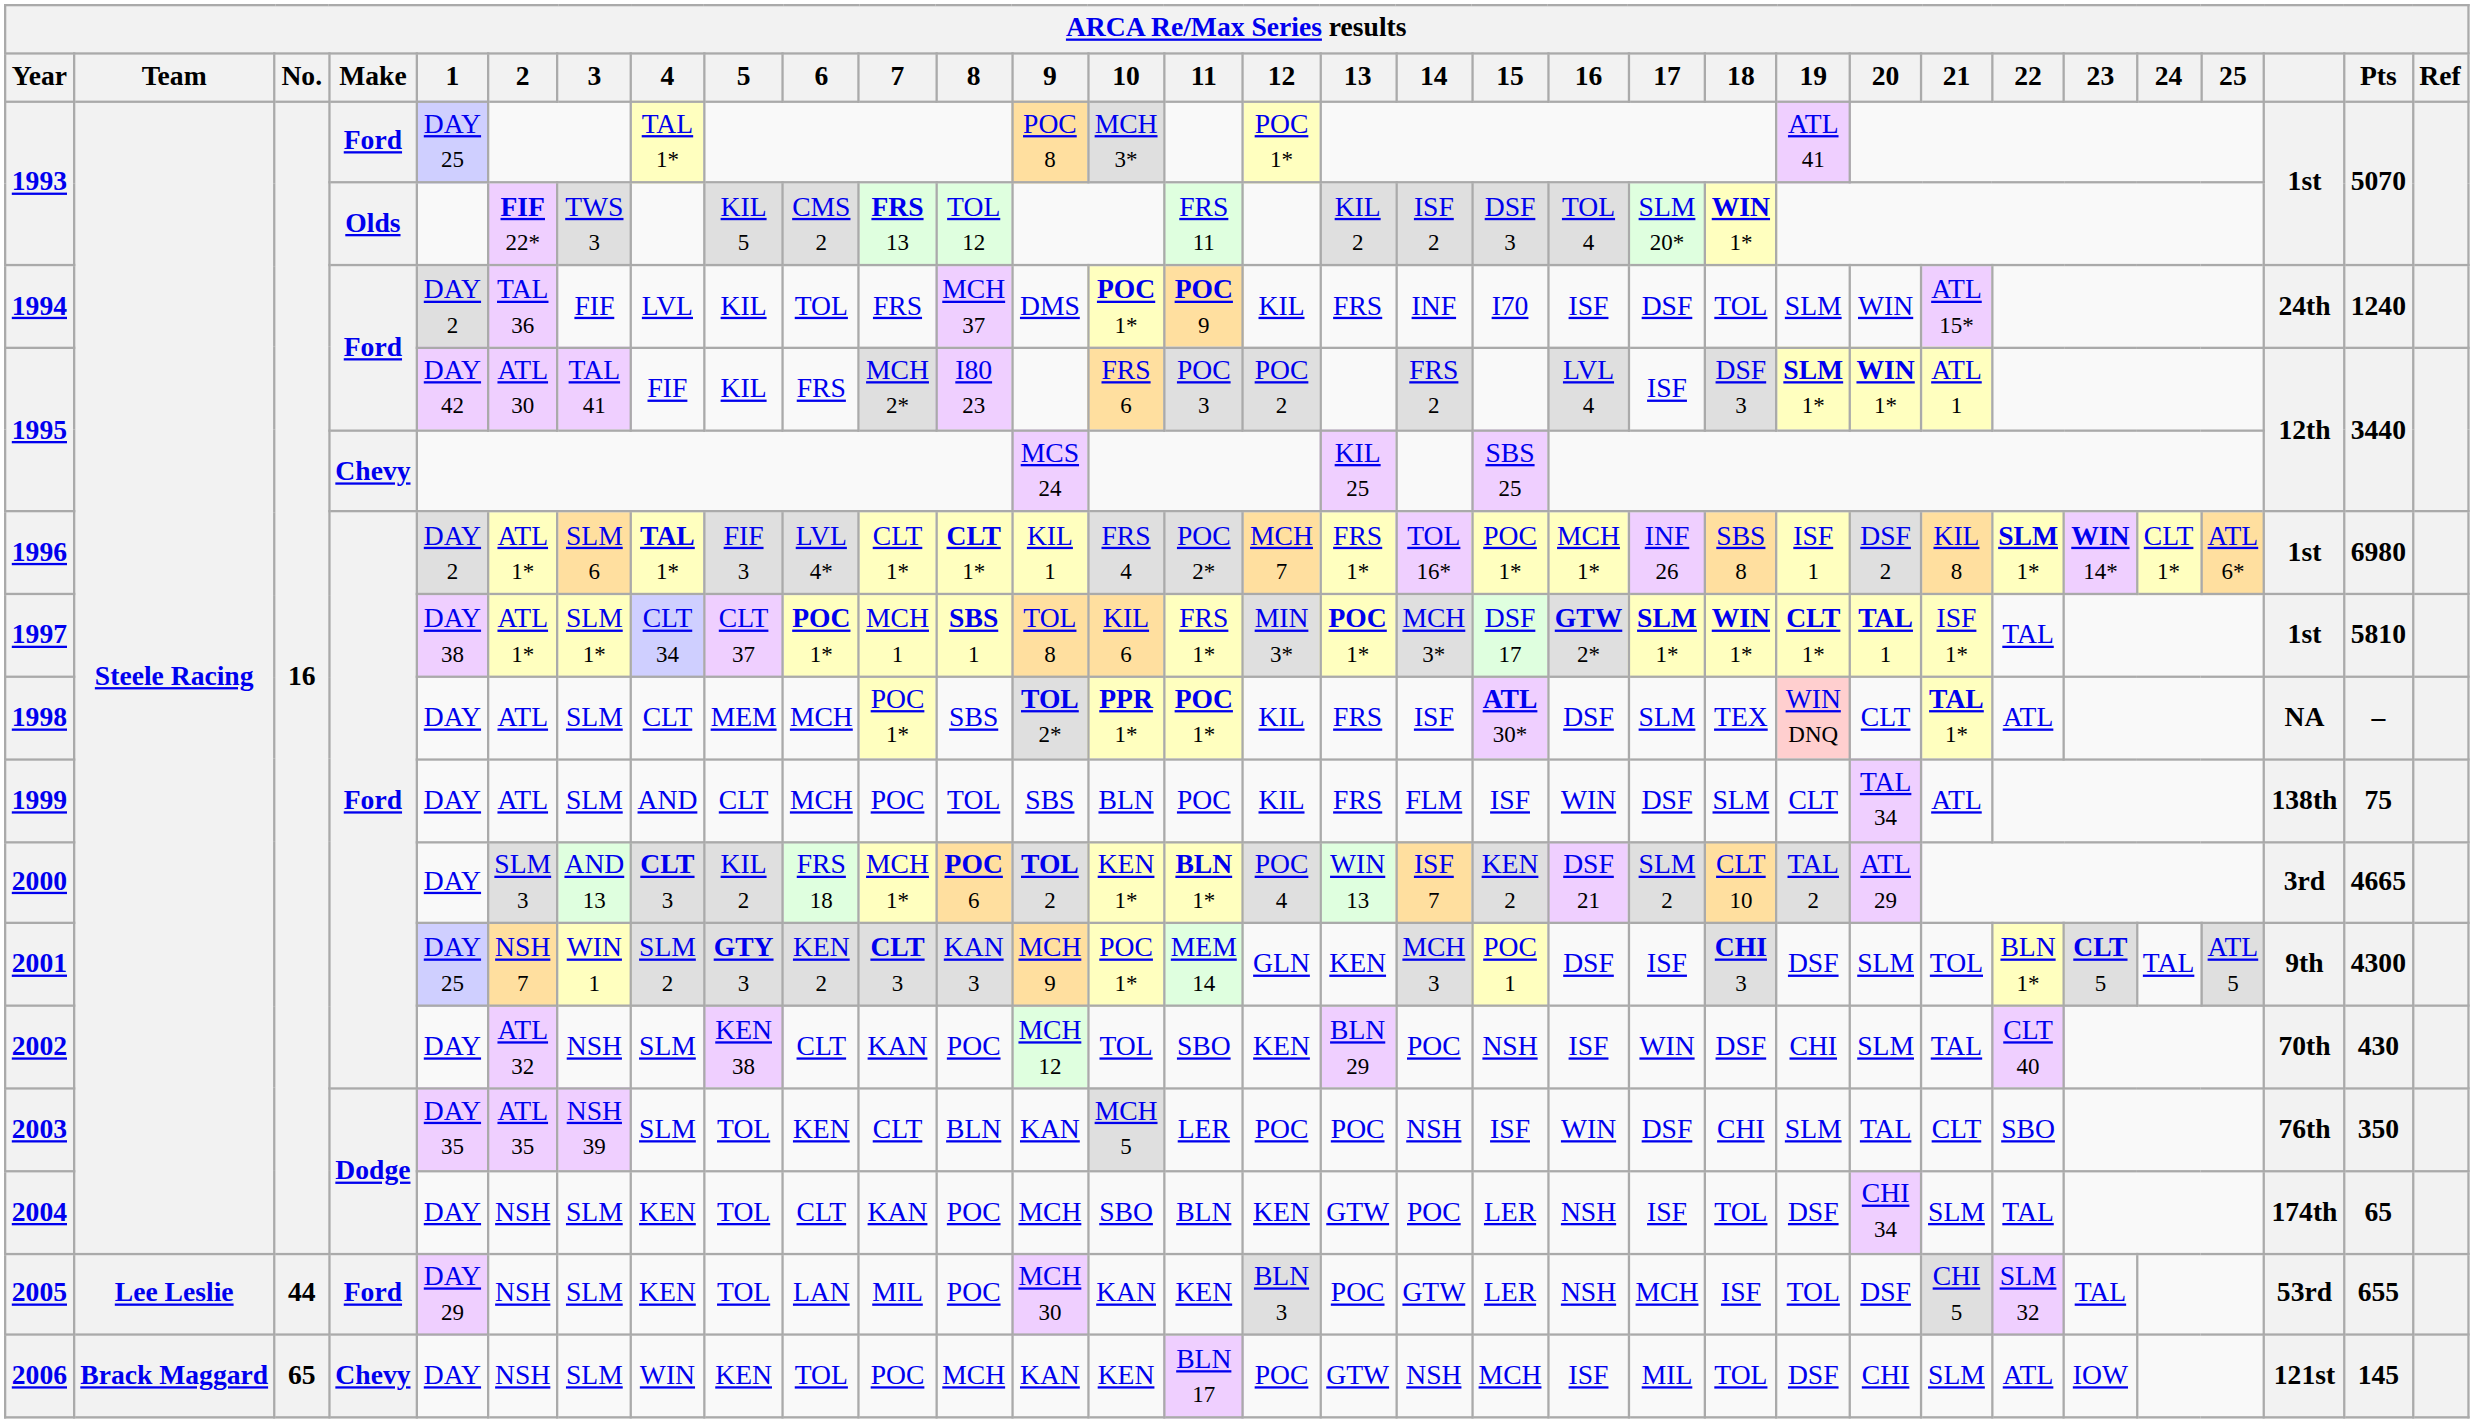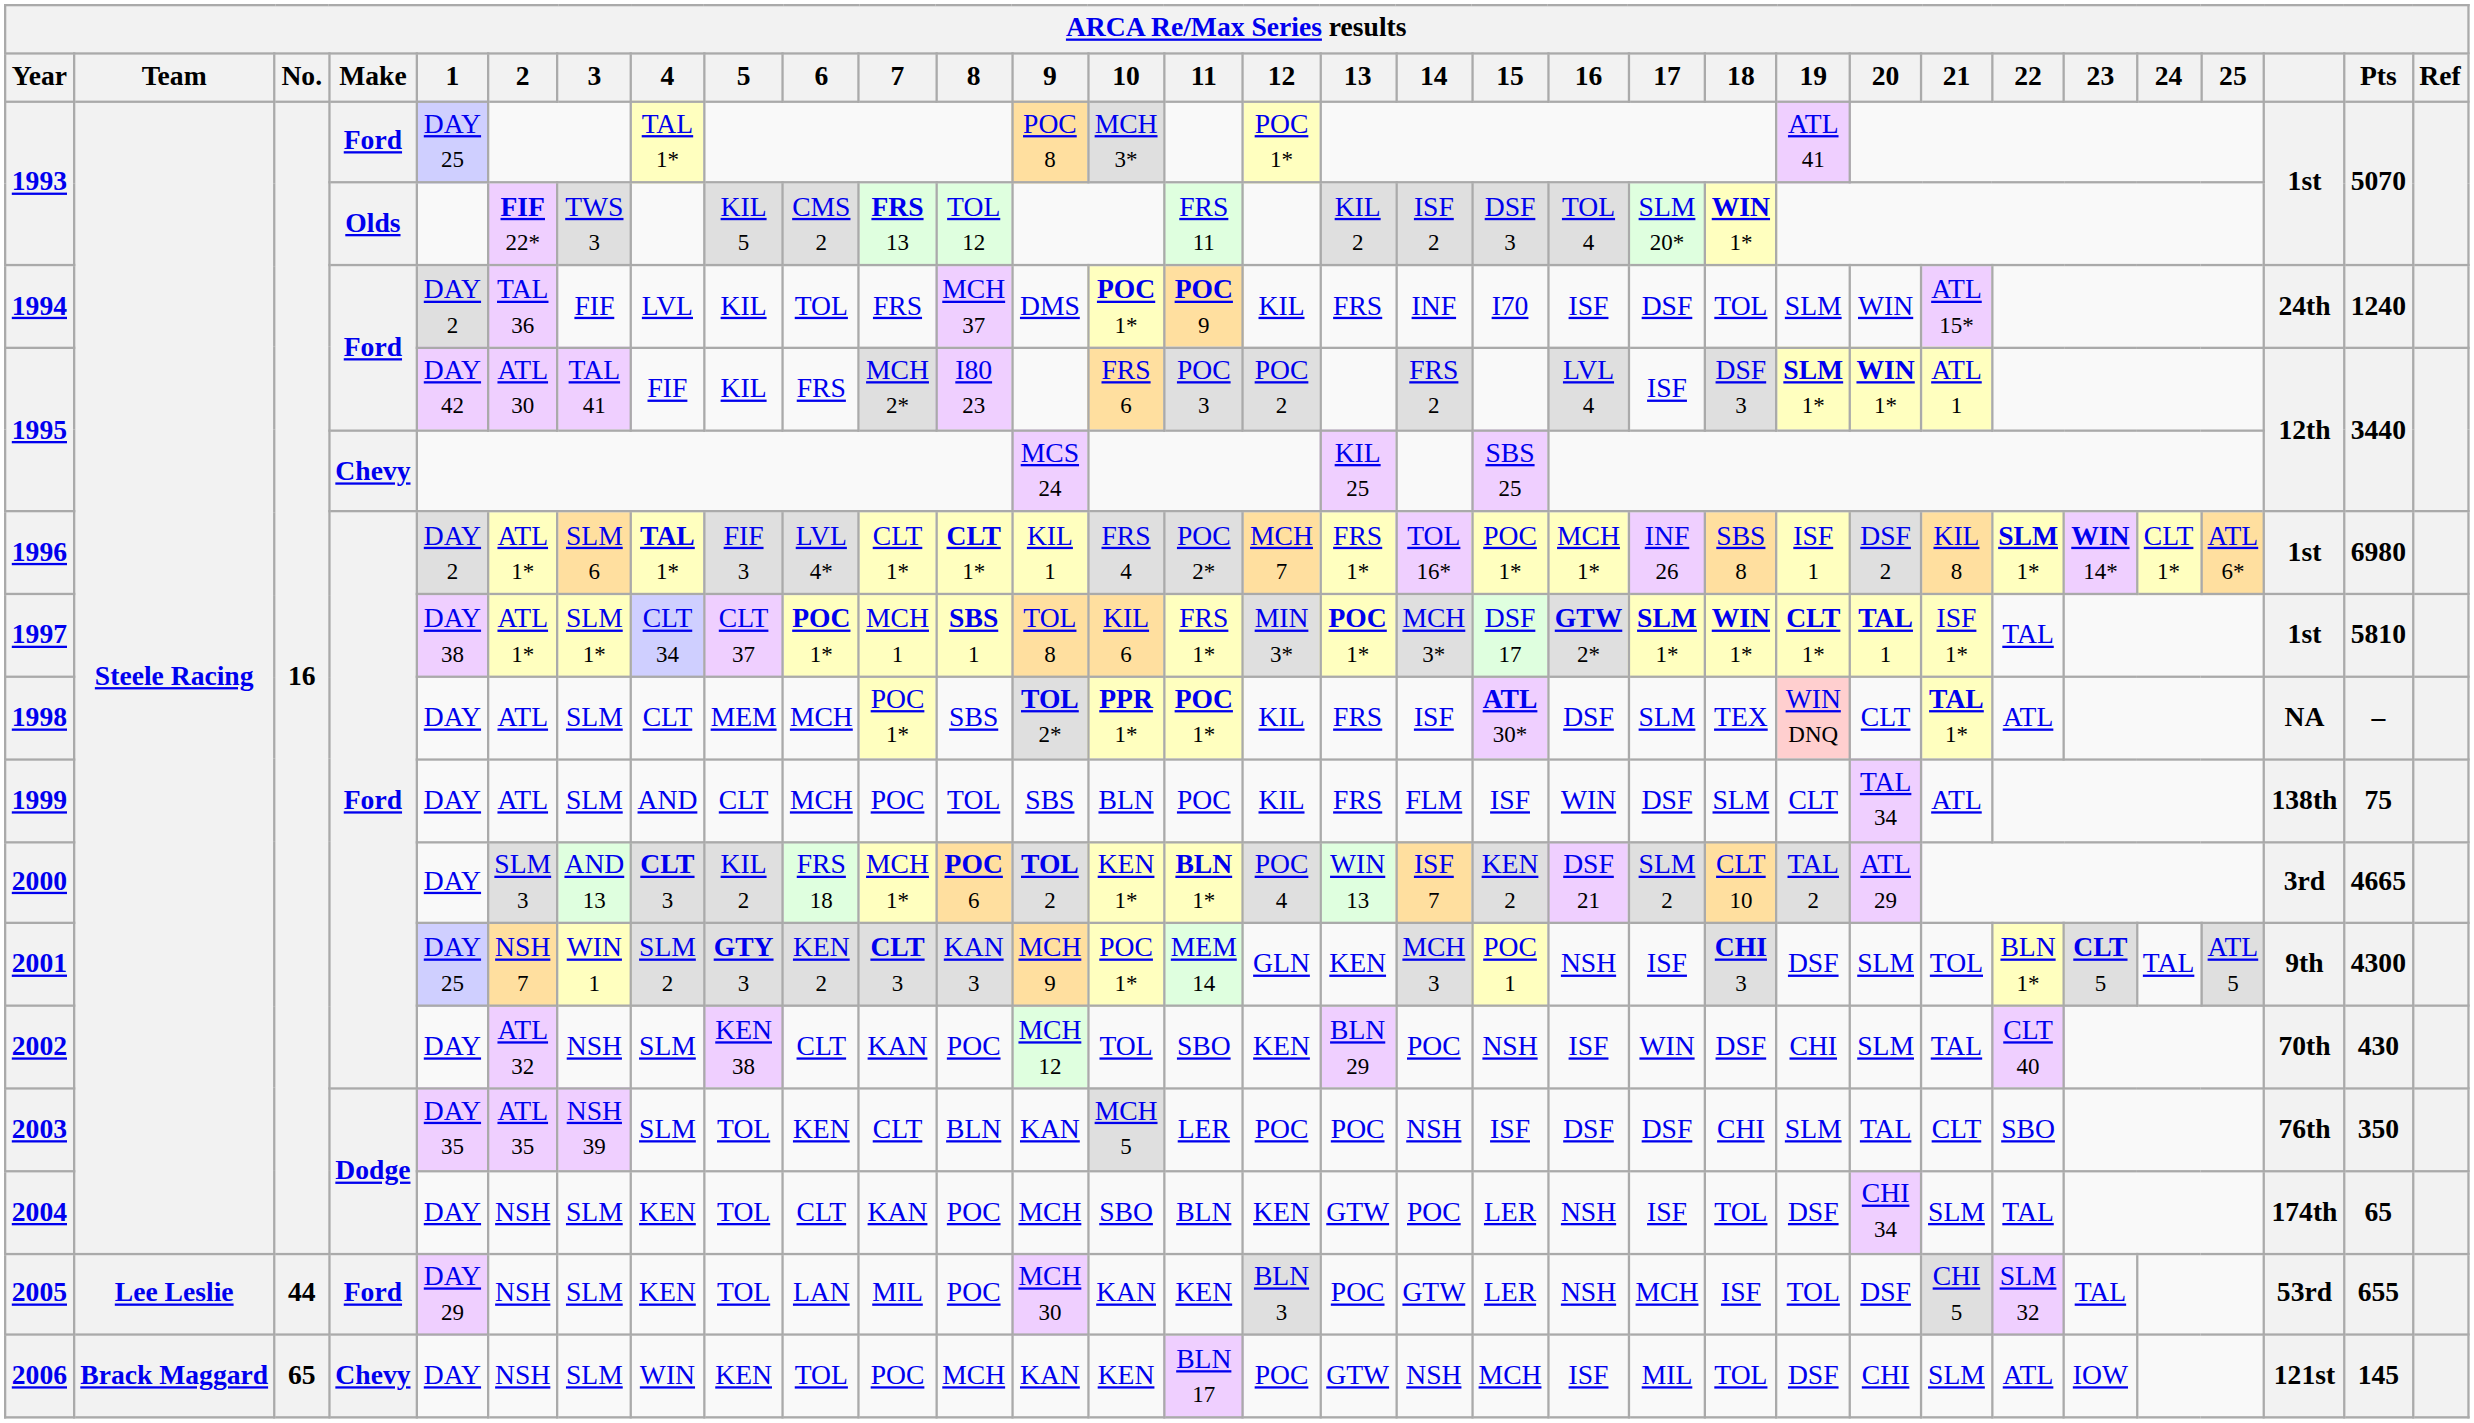(1589, 964) DSF -> (1589, 964) NSH
(1589, 1128) WIN -> (1589, 1128) DSF
